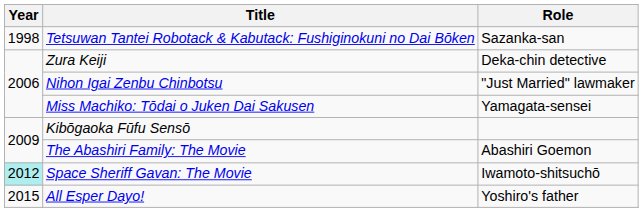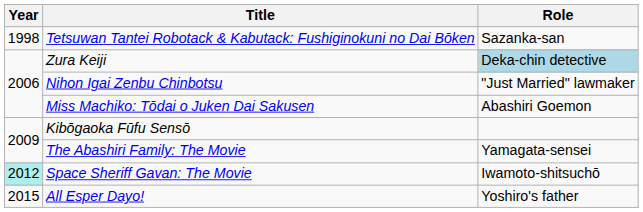(544, 60) no background -> (544, 60) lightblue background
(536, 106) Yamagata-sensei -> (536, 106) Abashiri Goemon
(536, 151) Abashiri Goemon -> (536, 151) Yamagata-sensei
